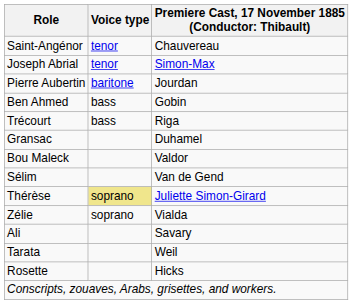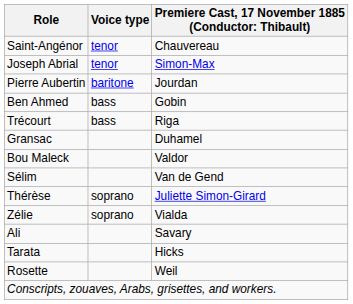(112, 196) khaki background -> (112, 196) no background
(166, 252) Weil -> (169, 252) Hicks
(169, 271) Hicks -> (166, 271) Weil
